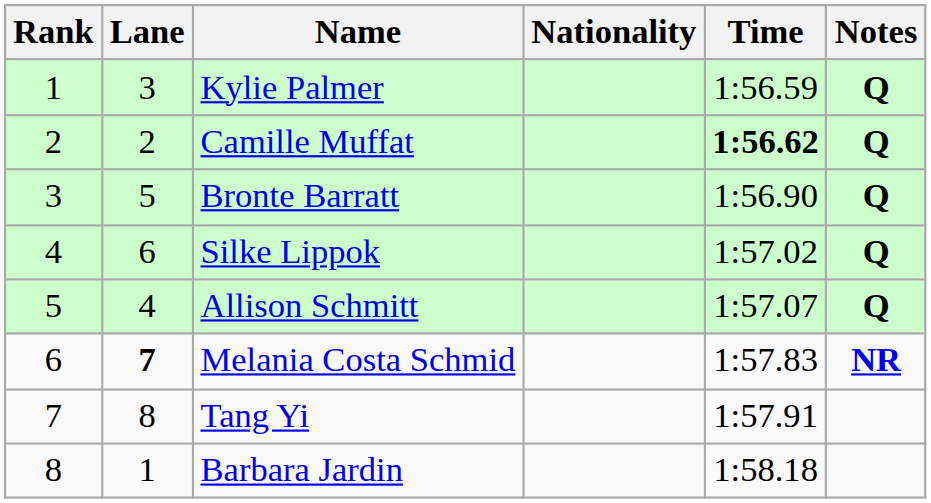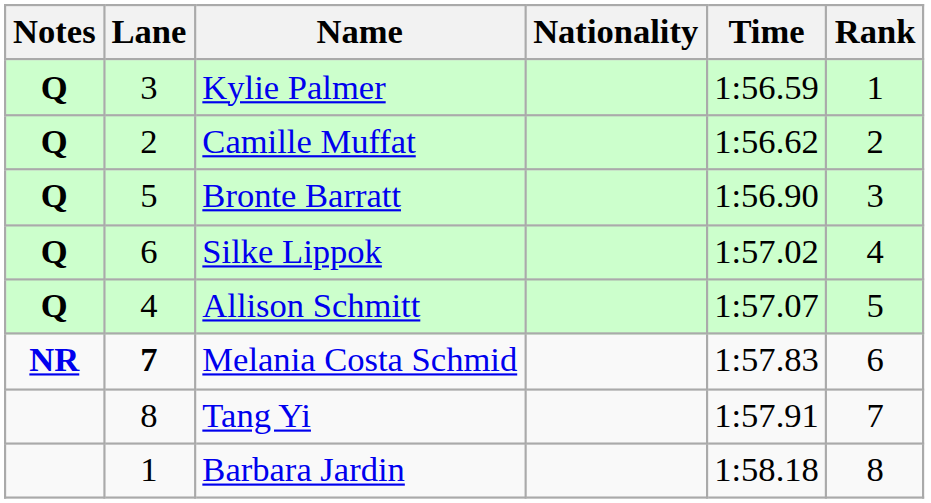columns swapped: (53, 31) <-> (876, 31)
(766, 141) bold -> (767, 141) normal
